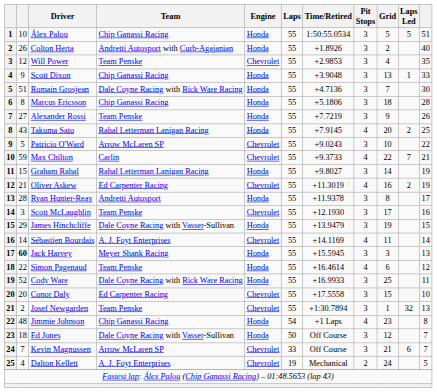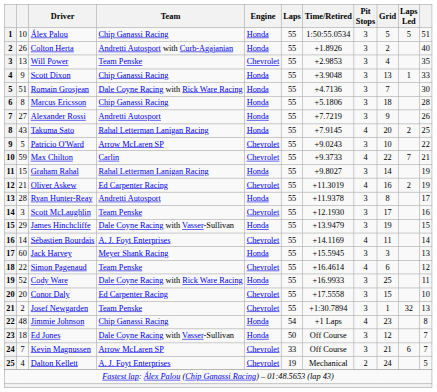(23, 61) 12 -> (23, 61) 13
(120, 116) Team Penske -> (130, 116) Andretti Autosport
(23, 253) bold -> (23, 253) normal
(258, 267) Honda -> (263, 267) Chevrolet
